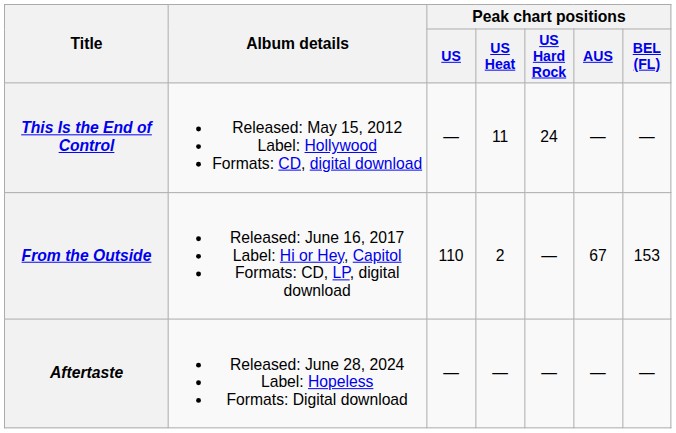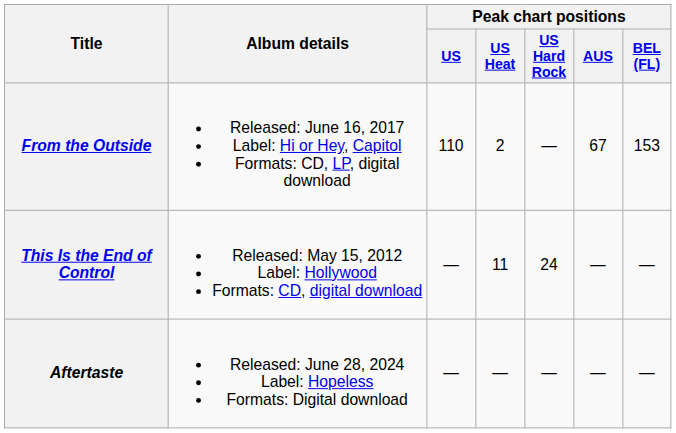rows swapped: (87, 137) <-> (86, 255)
